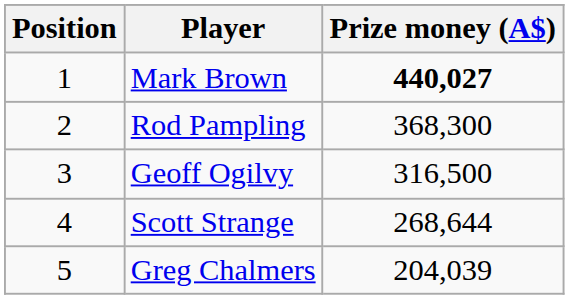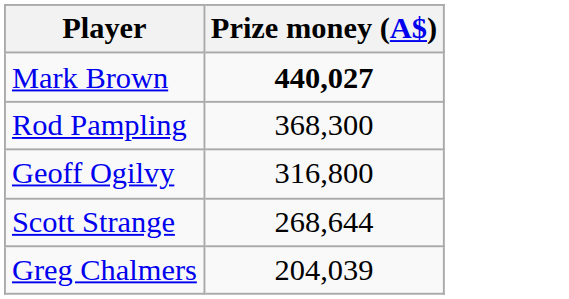- column: (64, 28)
(443, 173) 316,500 -> (324, 173) 316,800
